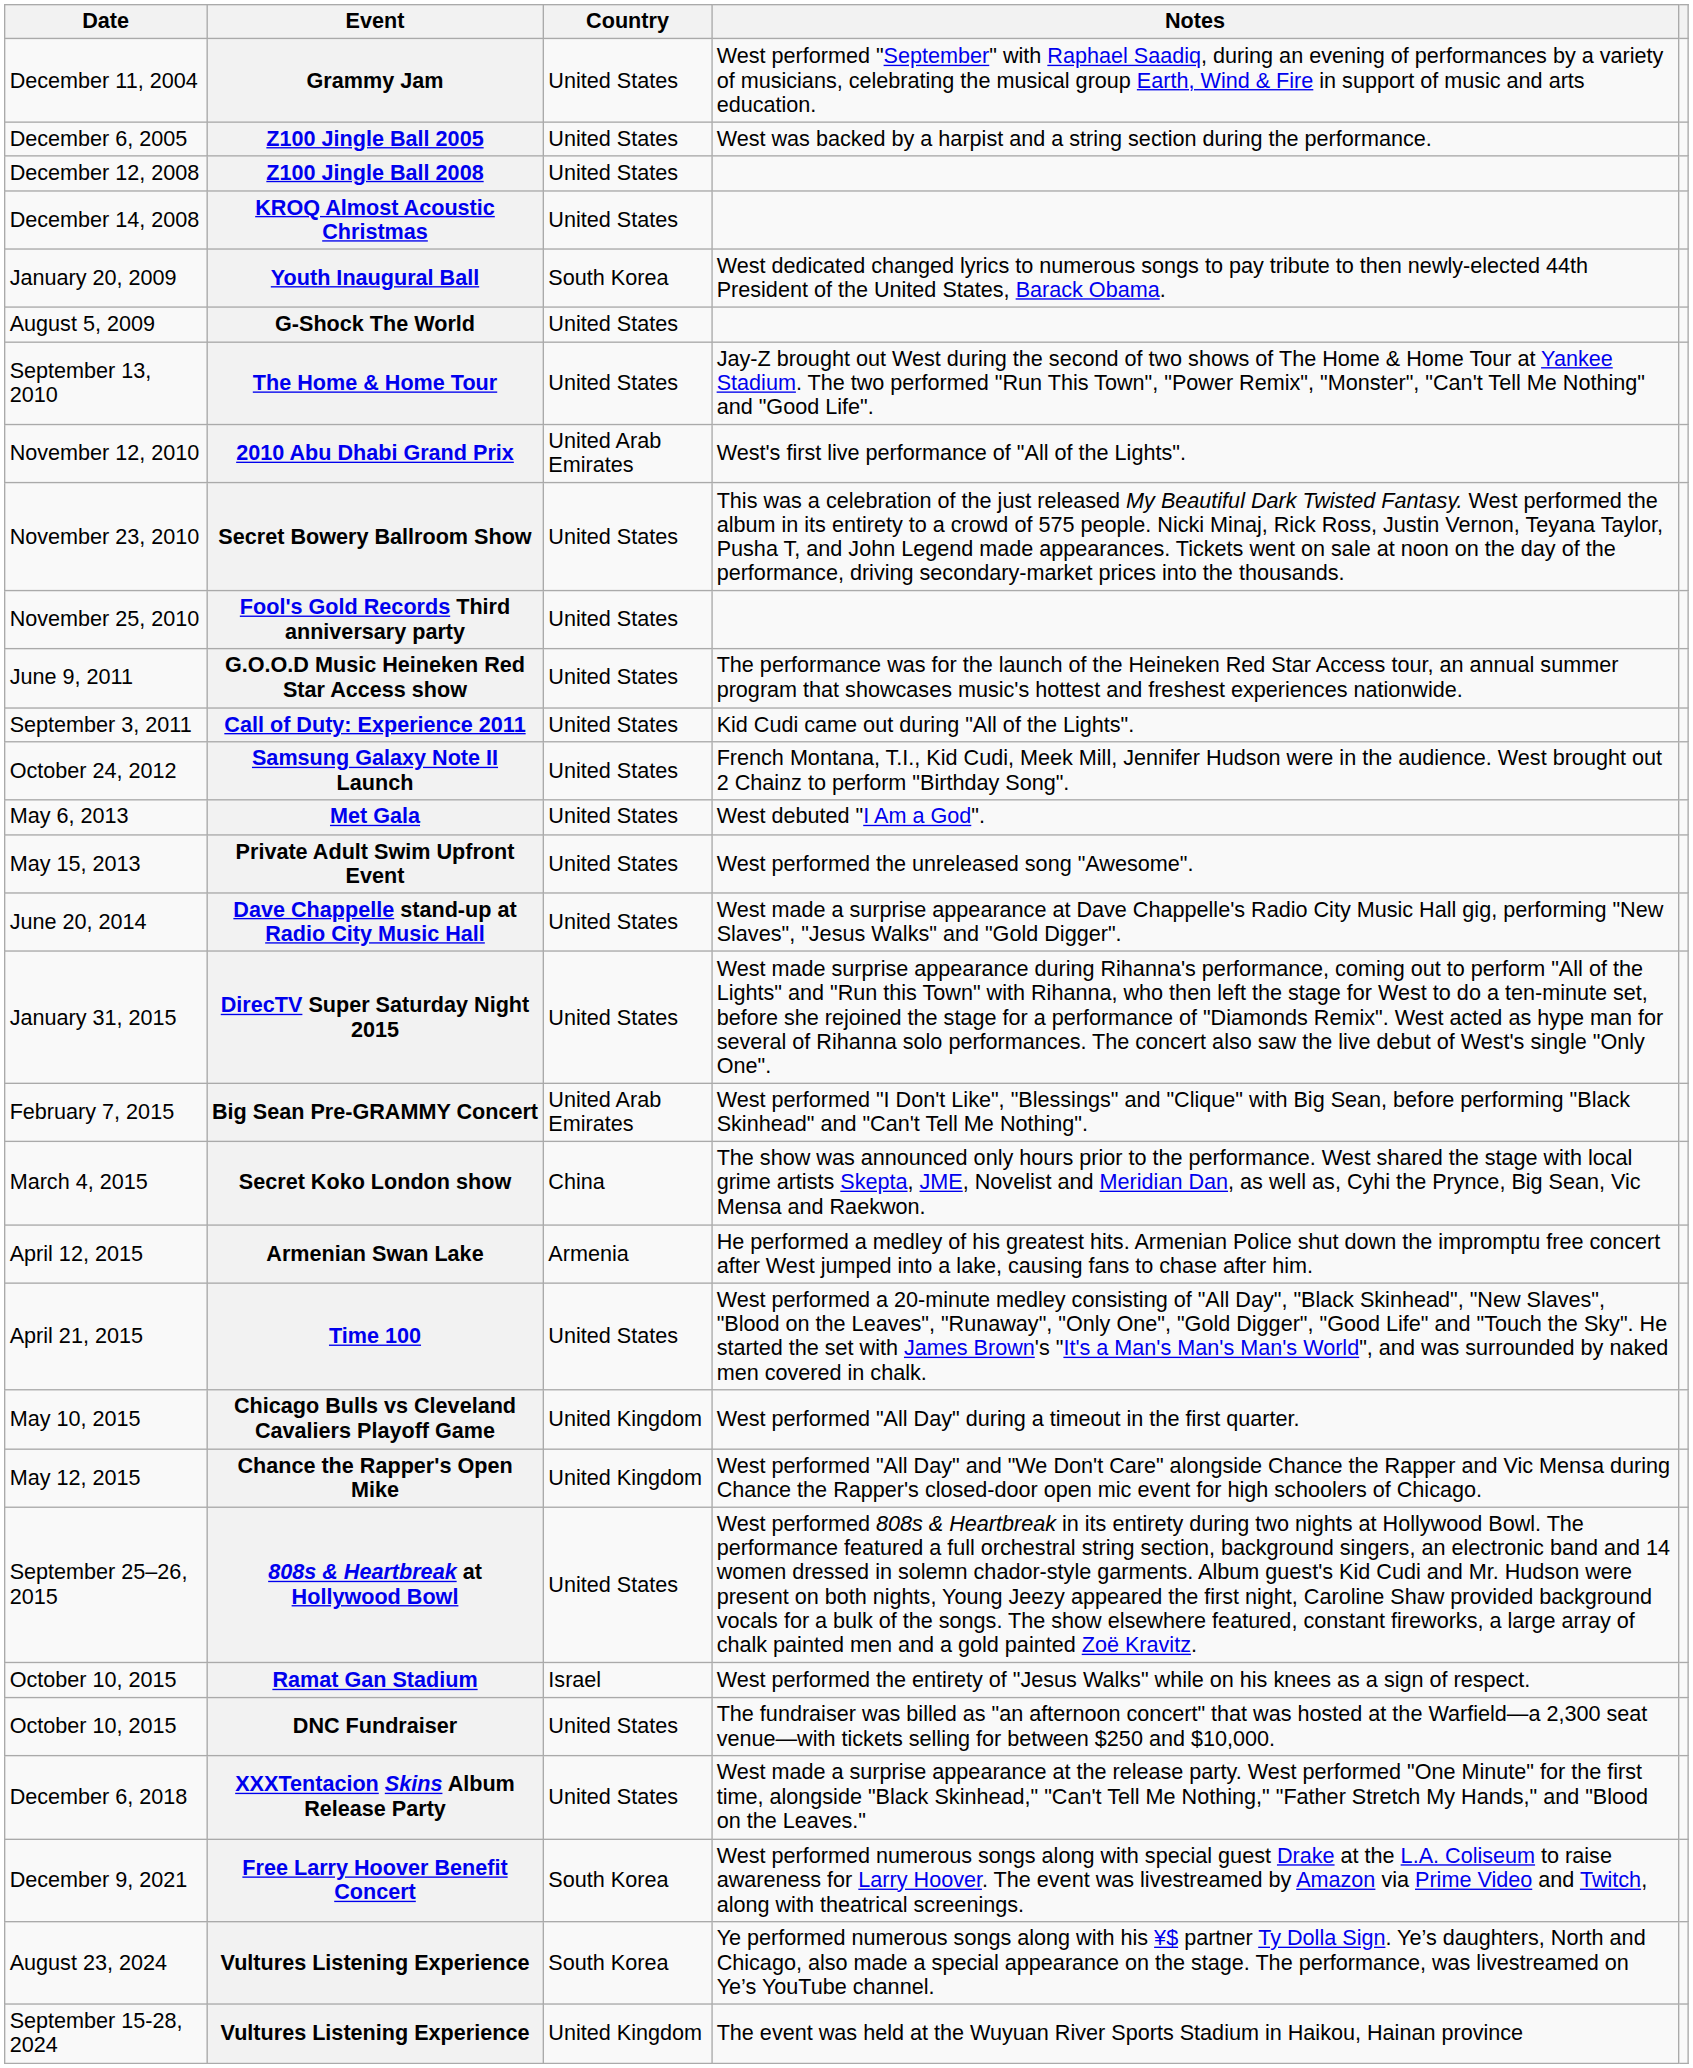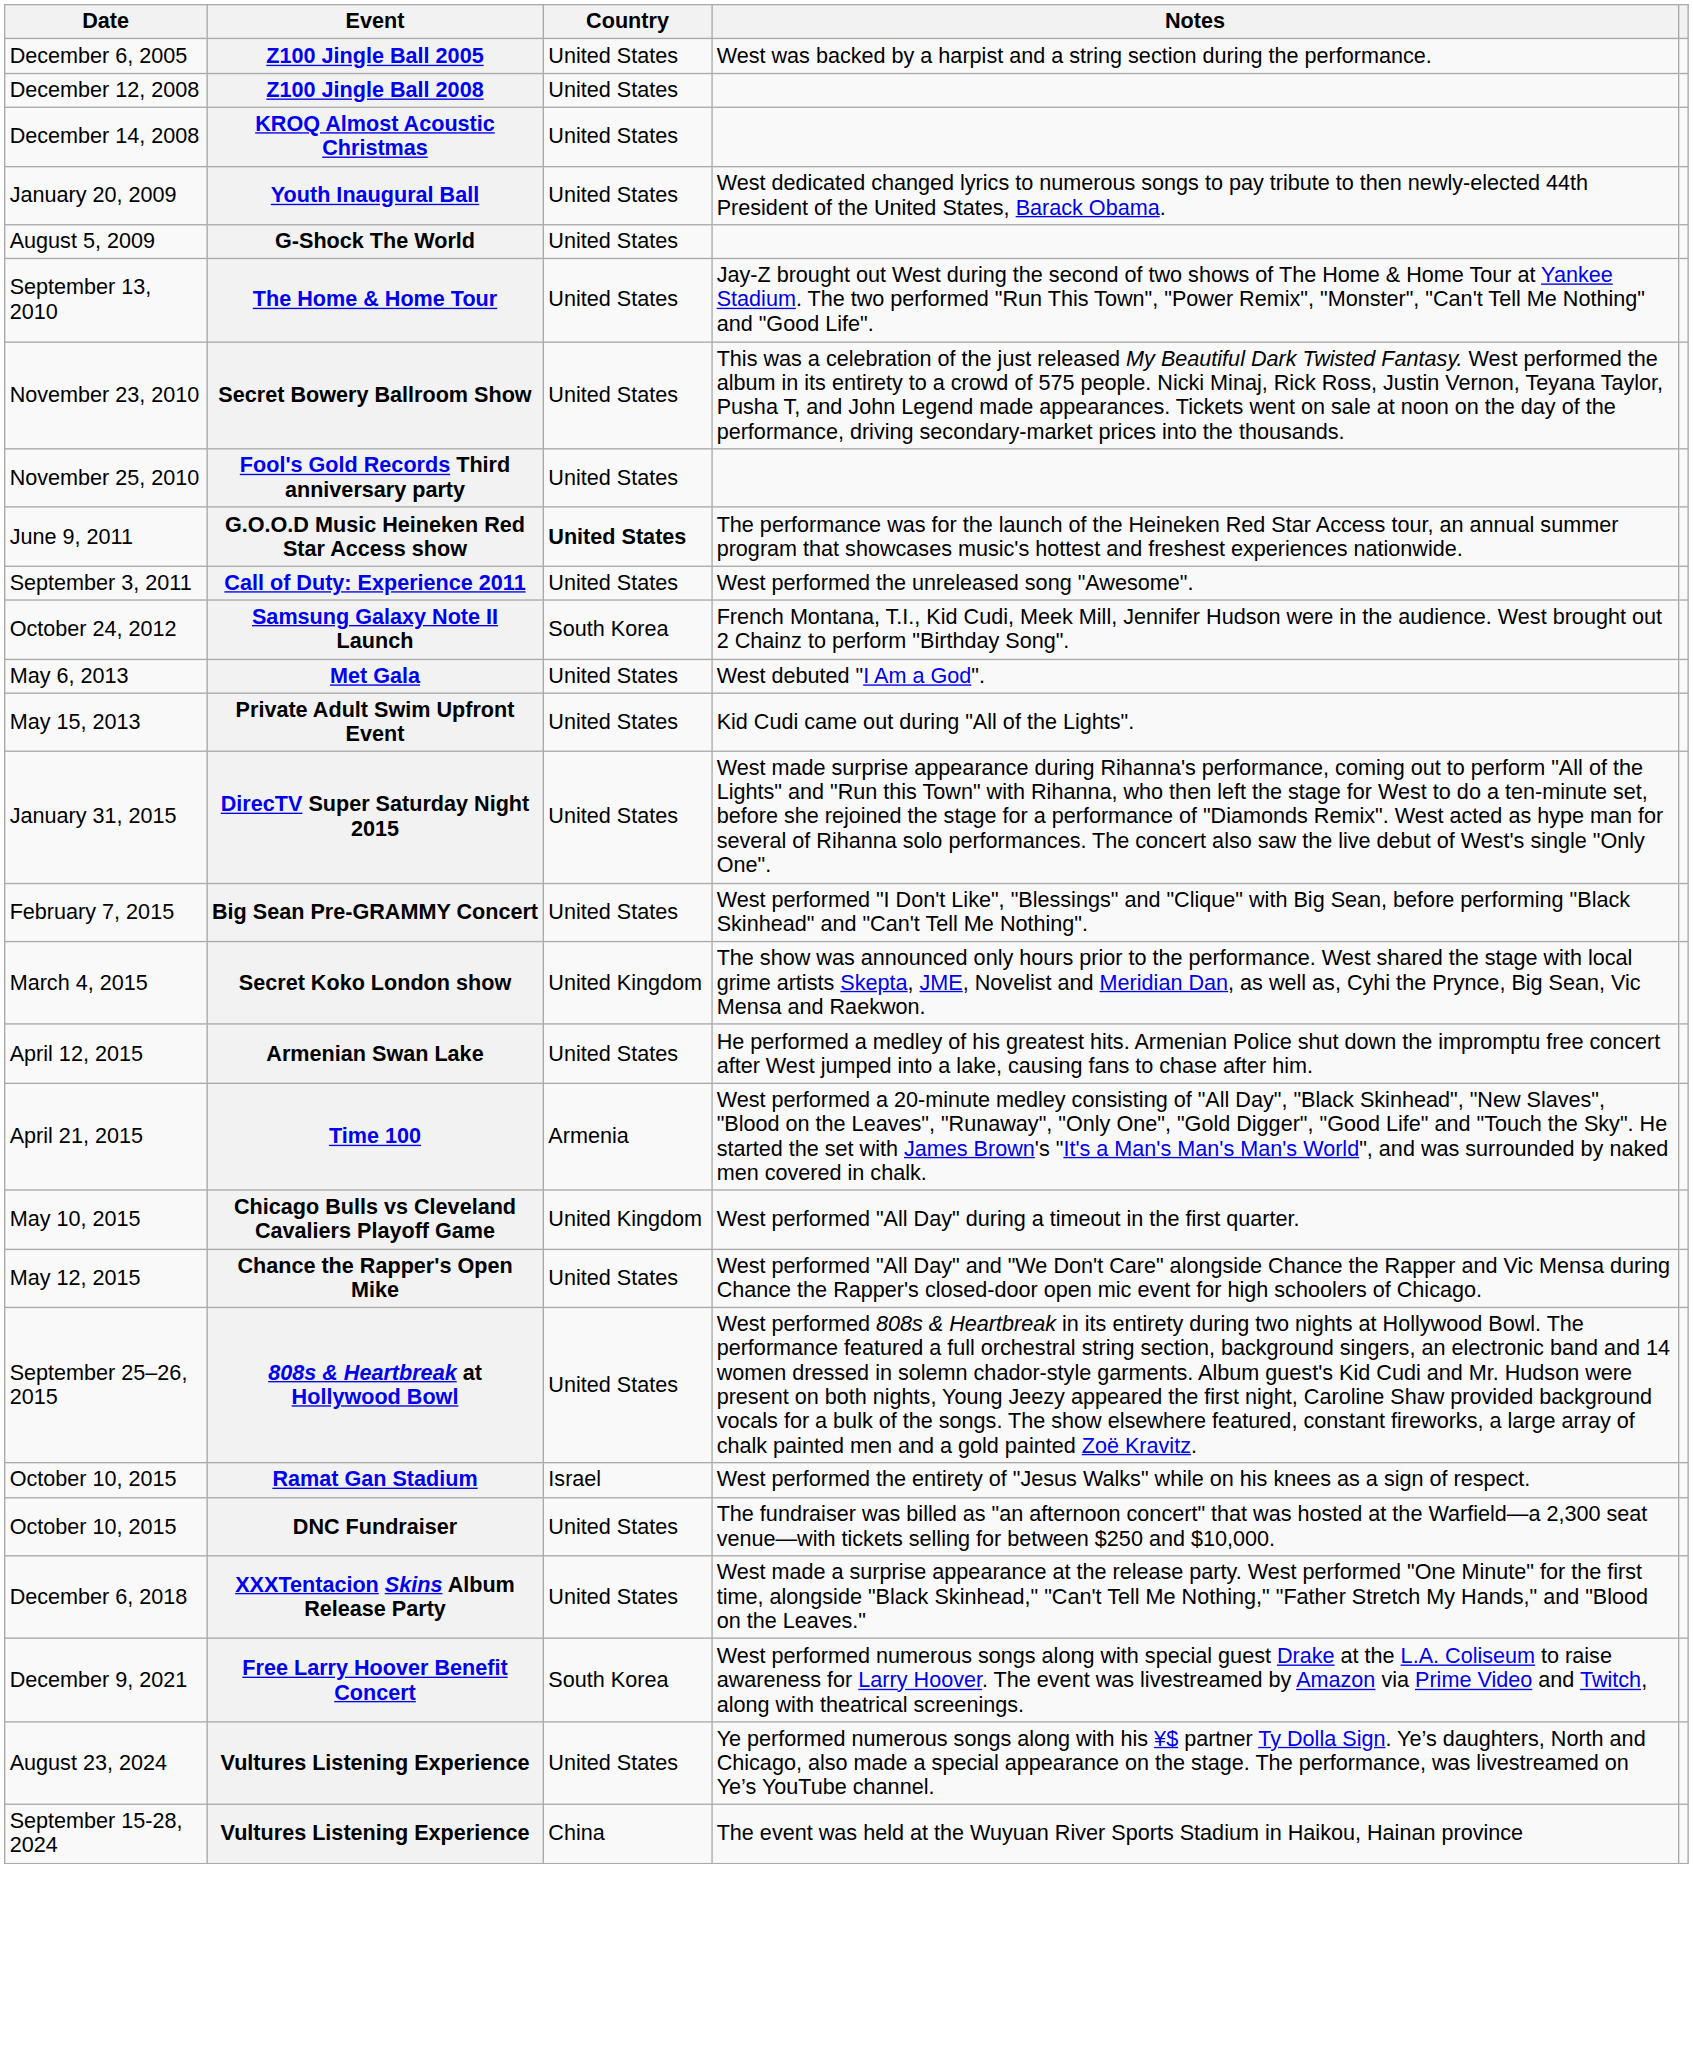- row: (104, 80)
(608, 277) South Korea -> (613, 195) United States
- row: (105, 453)
(613, 677) normal -> (617, 536) bold
(925, 724) Kid Cudi came out during "All of the Lights". -> (955, 582) West performed the unreleased song "Awesome".
(613, 770) United States -> (608, 629) South Korea
(955, 863) West performed the unreleased song "Awesome". -> (925, 722) Kid Cudi came out during "All of the Lights".
- row: (78, 922)
(605, 1112) United Arab Emirates -> (613, 912) United States
(577, 1182) China -> (625, 982) United Kingdom
(589, 1253) Armenia -> (613, 1053) United States
(613, 1336) United States -> (589, 1136) Armenia
(625, 1477) United Kingdom -> (613, 1277) United States
(608, 1962) South Korea -> (613, 1762) United States
(625, 2033) United Kingdom -> (577, 1833) China
